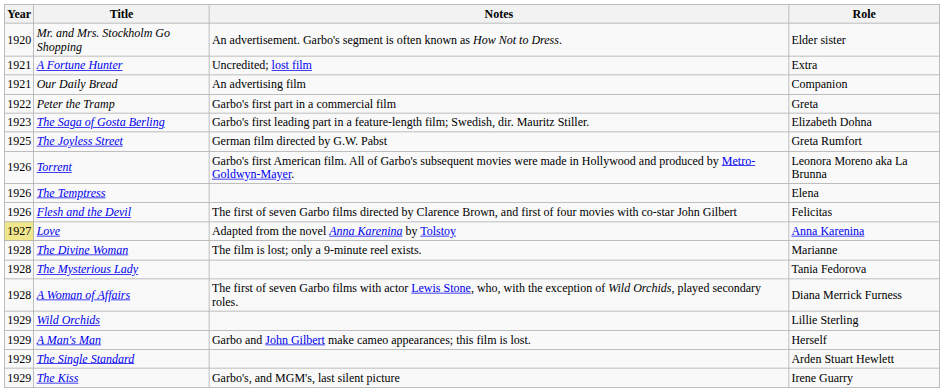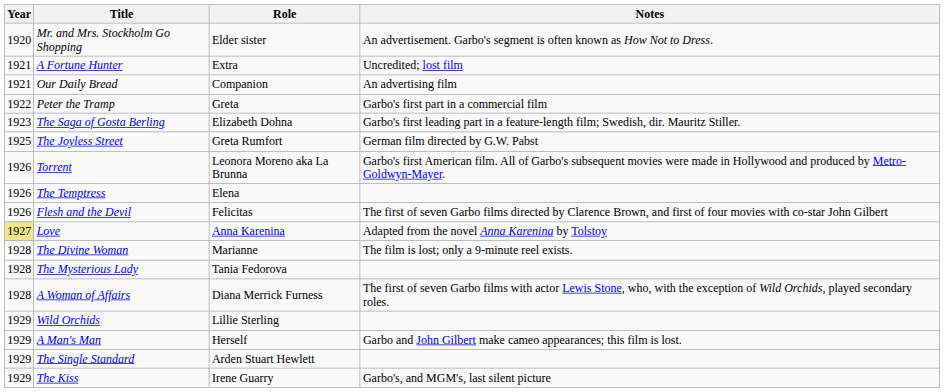columns swapped: (864, 14) <-> (499, 14)
